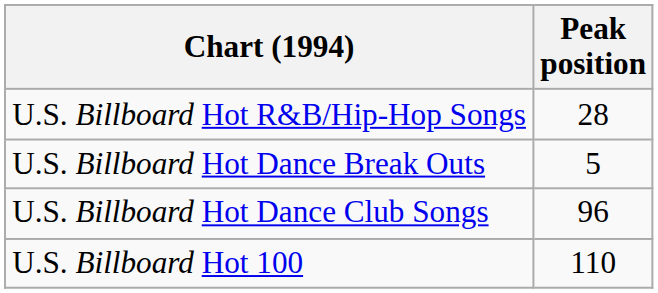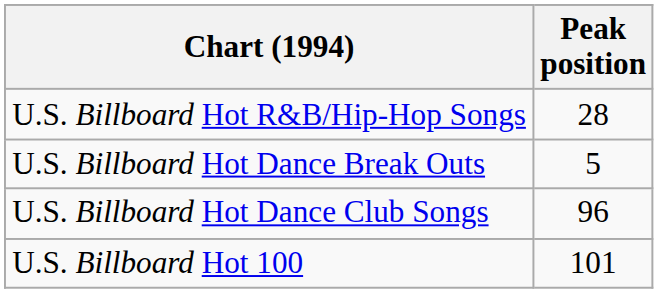(593, 262) 110 -> (593, 262) 101
